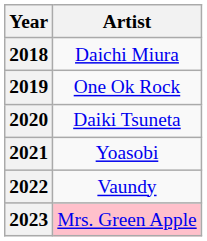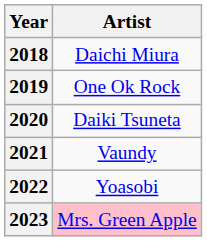(127, 153) Yoasobi -> (127, 153) Vaundy
(127, 186) Vaundy -> (127, 186) Yoasobi
